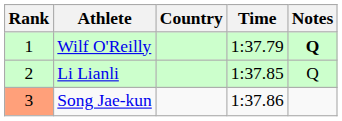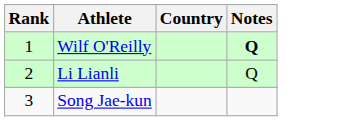- column: (257, 18)
(29, 101) lightsalmon background -> (29, 101) no background
